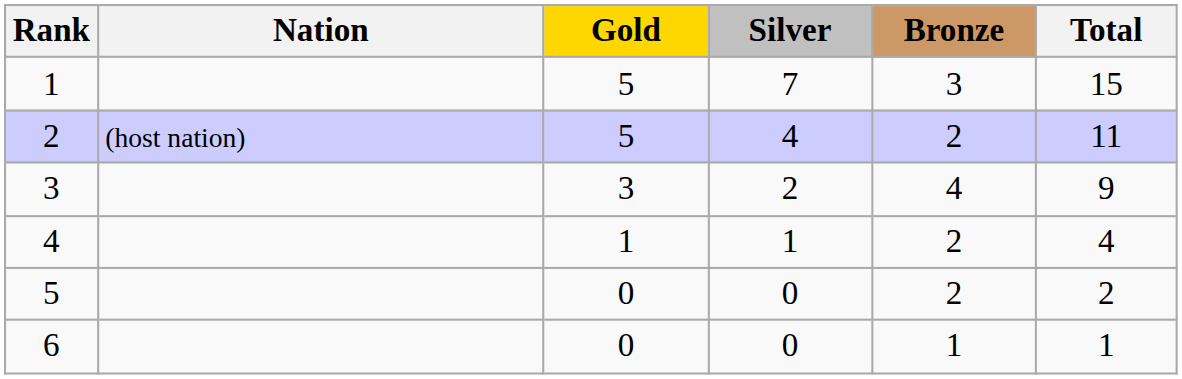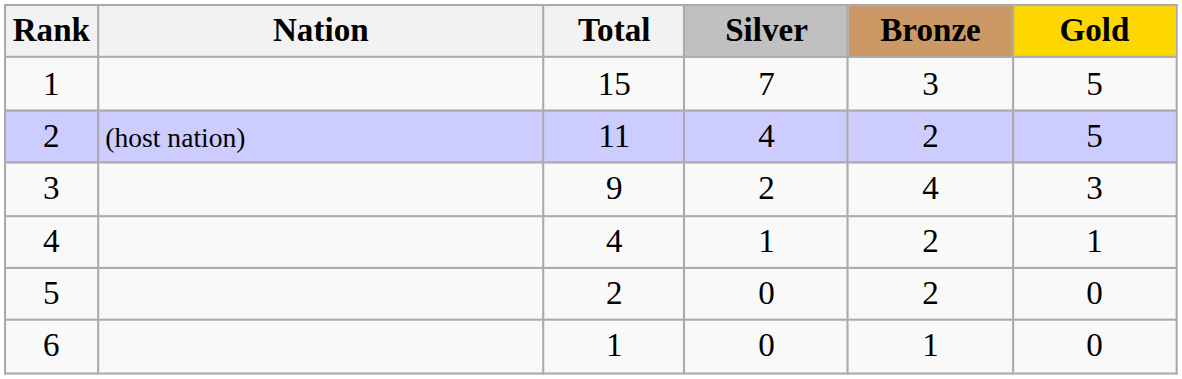columns swapped: (626, 30) <-> (1106, 30)
